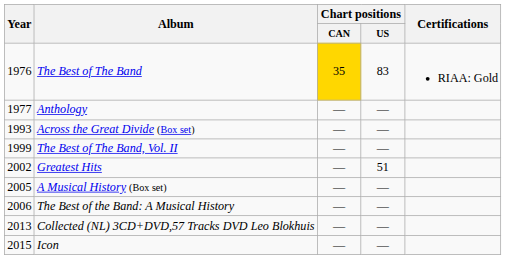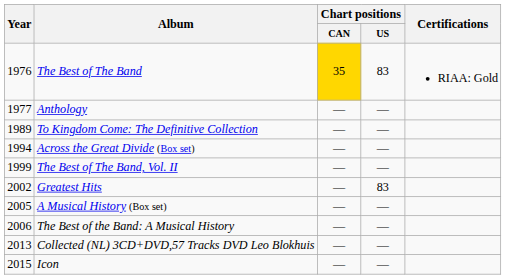+ row: (147, 129)
(19, 129) 1993 -> (19, 148) 1994
(383, 167) 51 -> (383, 187) 83
